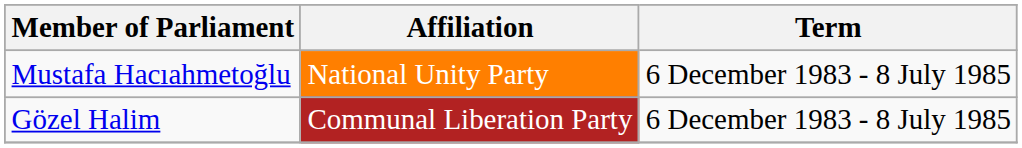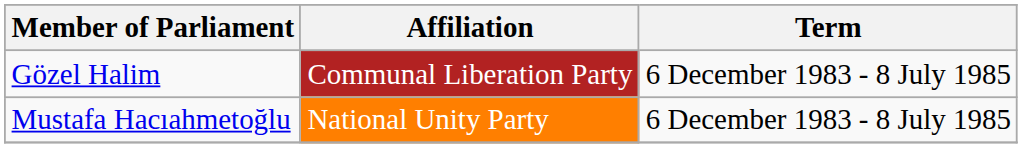rows swapped: (151, 73) <-> (86, 119)
